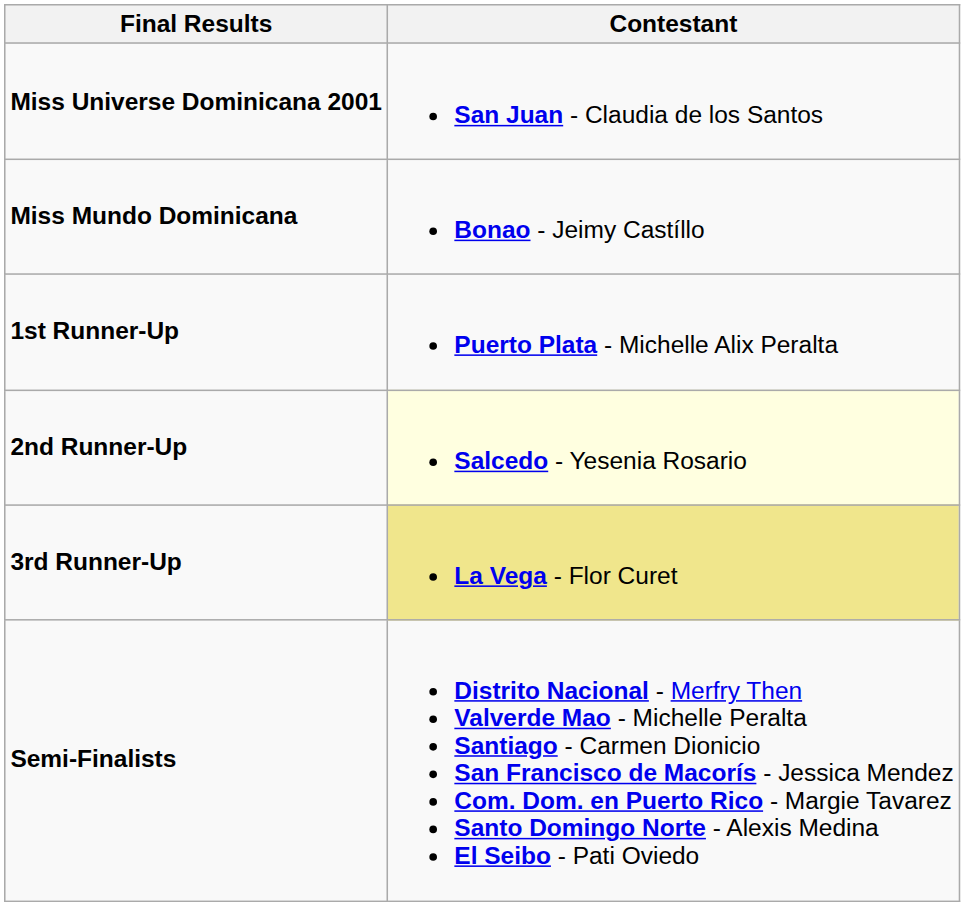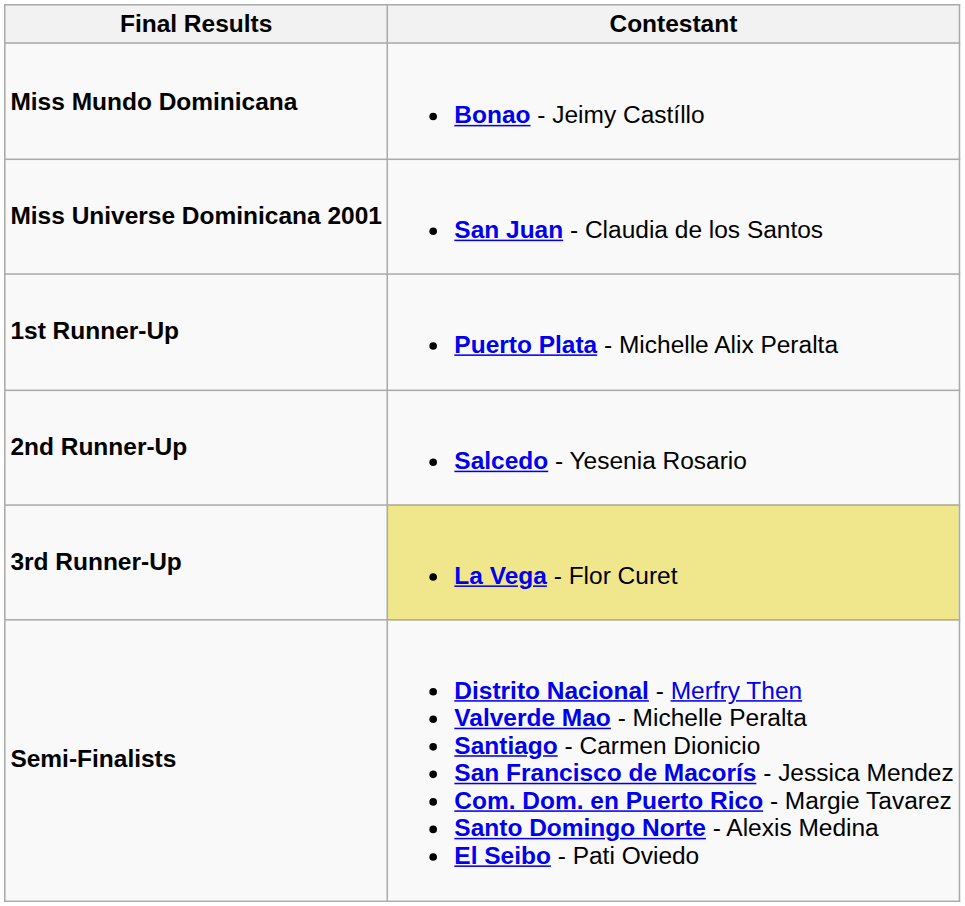rows swapped: (196, 100) <-> (154, 216)
(673, 461) lightyellow background -> (673, 461) no background
